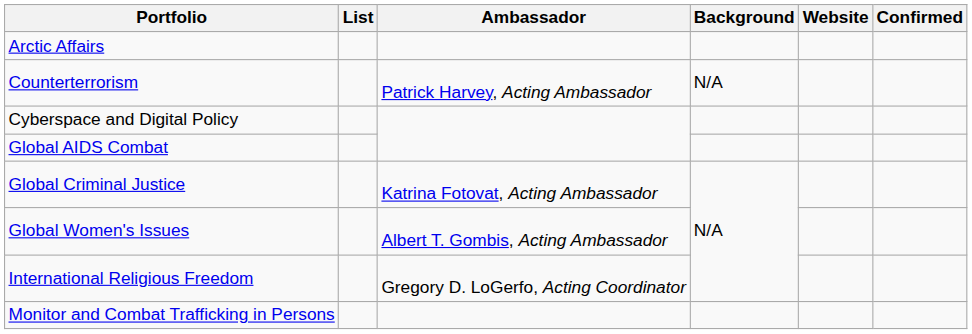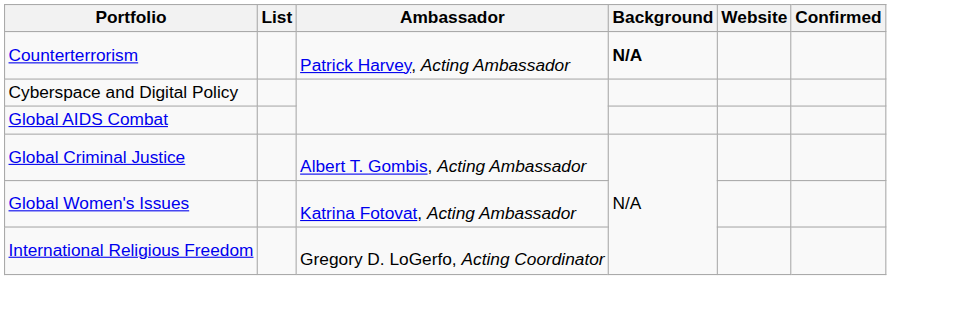- row: (56, 45)
(708, 82) normal -> (627, 55) bold
(519, 194) Katrina Fotovat, Acting Ambassador -> (443, 166) Albert T. Gombis, Acting Ambassador
(525, 240) Albert T. Gombis, Acting Ambassador -> (438, 213) Katrina Fotovat, Acting Ambassador
- row: (172, 315)
